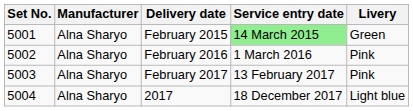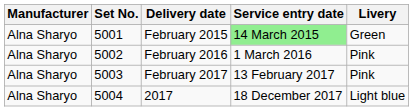columns swapped: (29, 14) <-> (98, 14)
